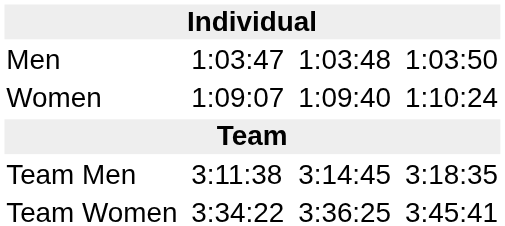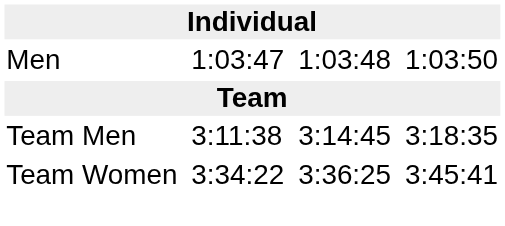- row: (54, 98)
